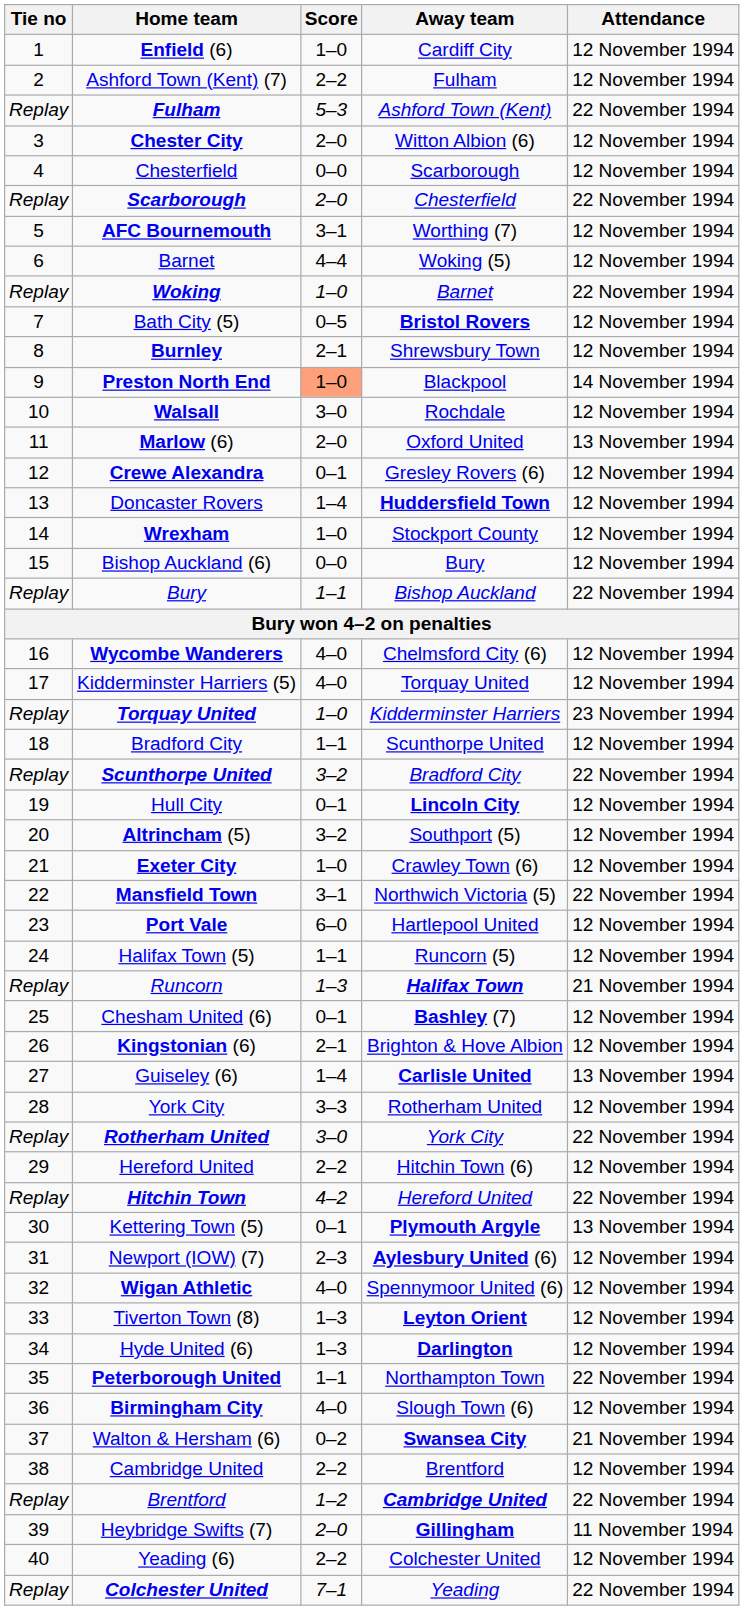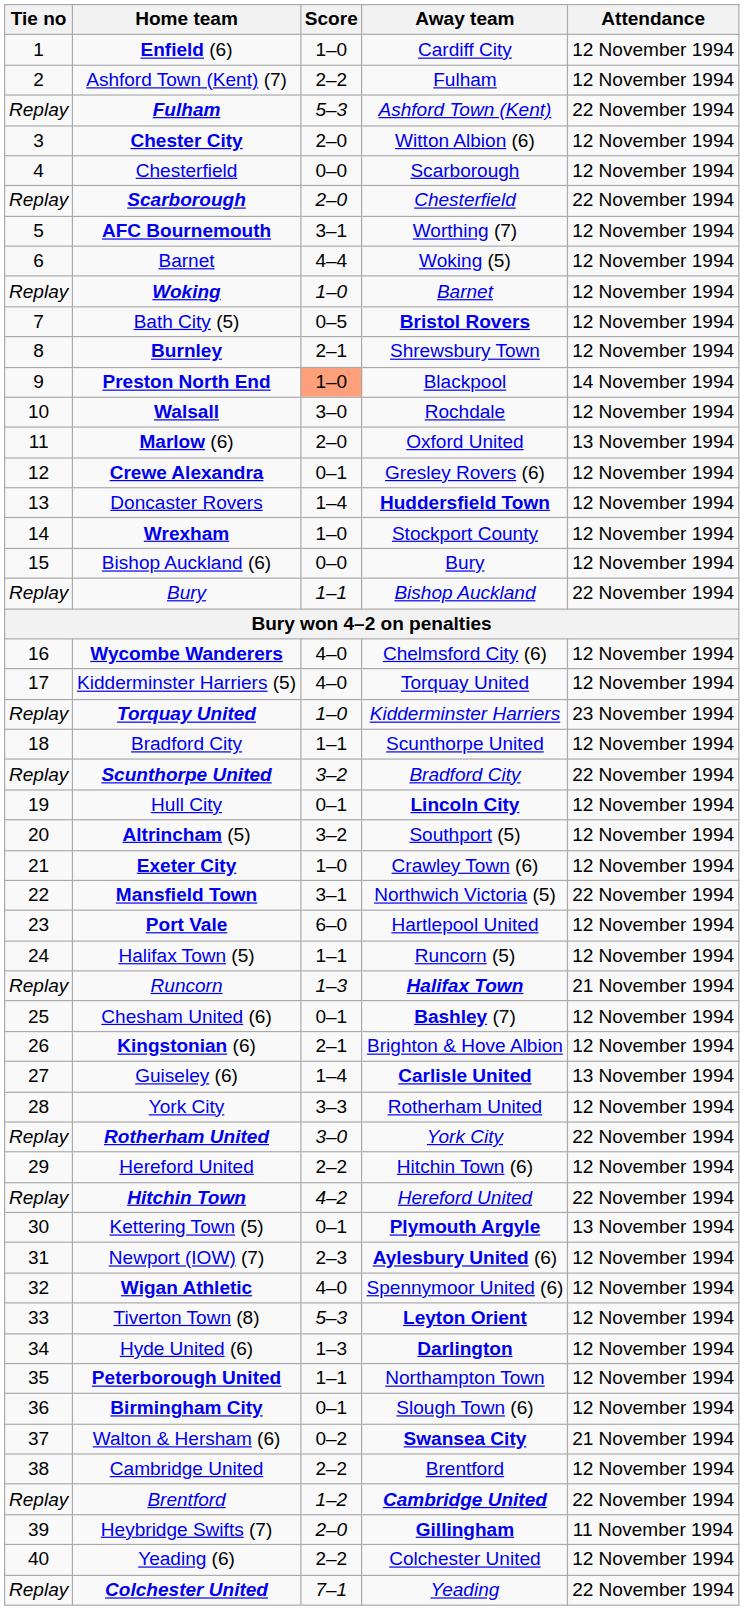(653, 291) 22 November 1994 -> (653, 291) 12 November 1994
(331, 1318) 1–3 -> (331, 1318) 5–3
(653, 1378) 22 November 1994 -> (653, 1378) 12 November 1994
(331, 1408) 4–0 -> (331, 1408) 0–1
